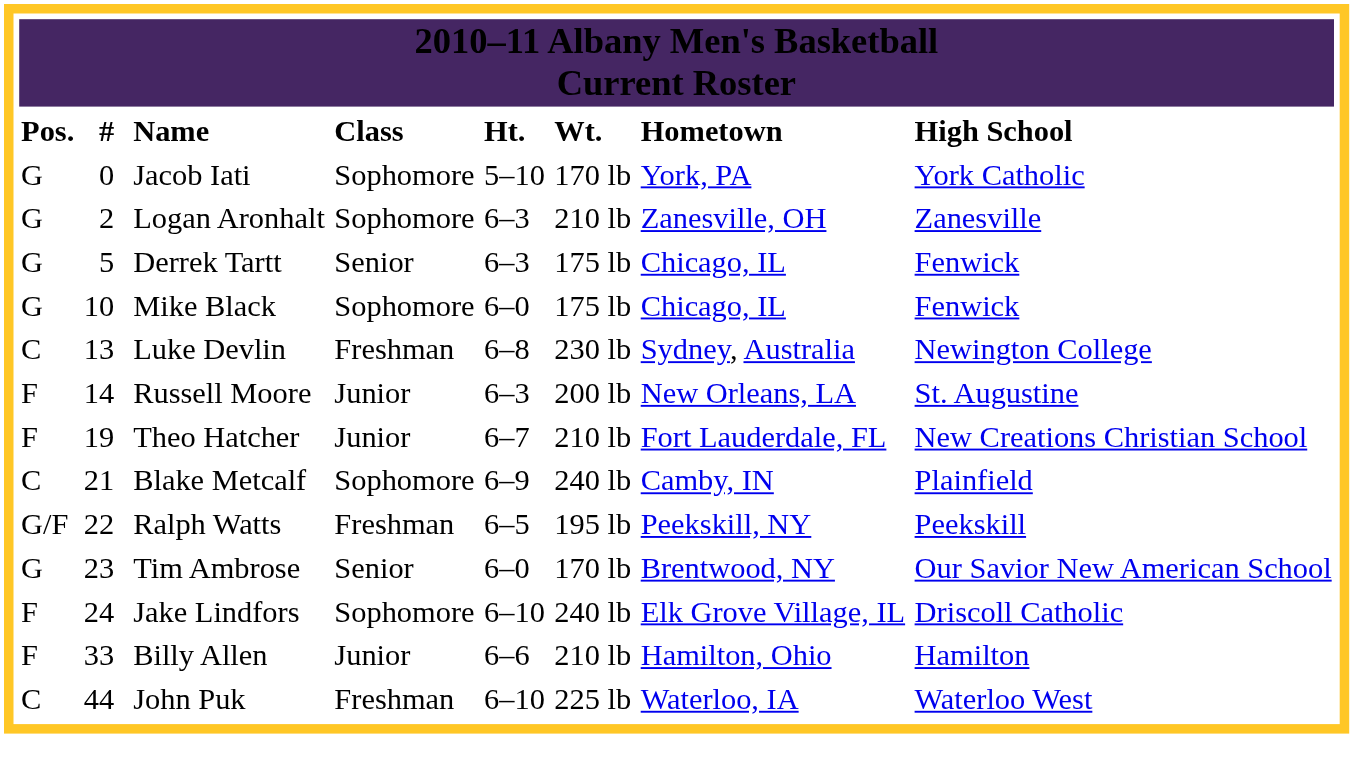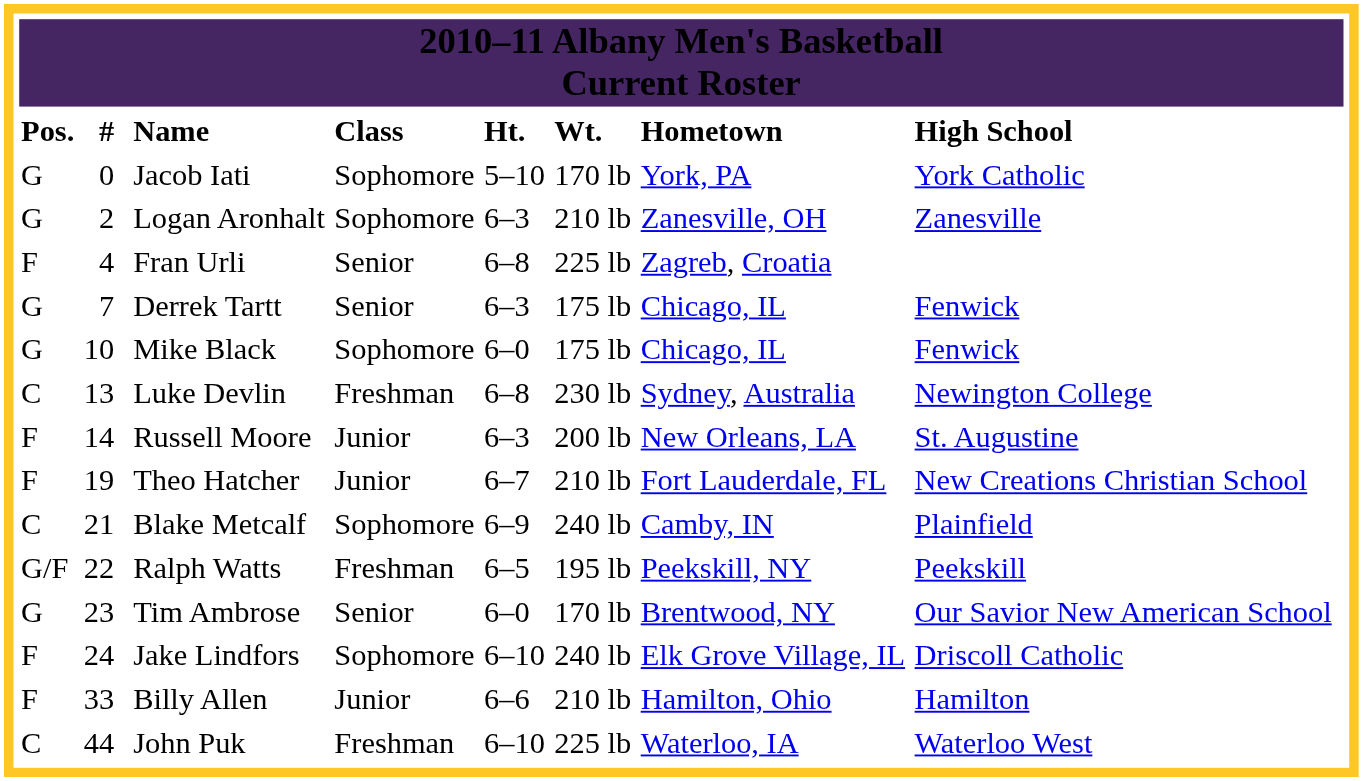+ row: (189, 261)
(107, 261) 5 -> (107, 305) 7
